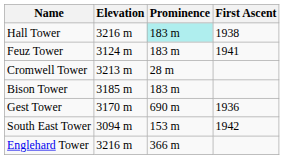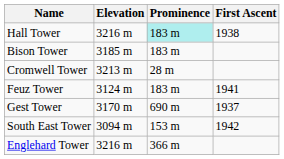rows swapped: (37, 88) <-> (35, 51)
(227, 107) 1936 -> (227, 107) 1937
